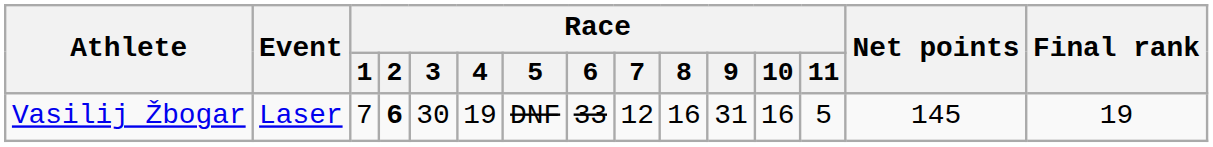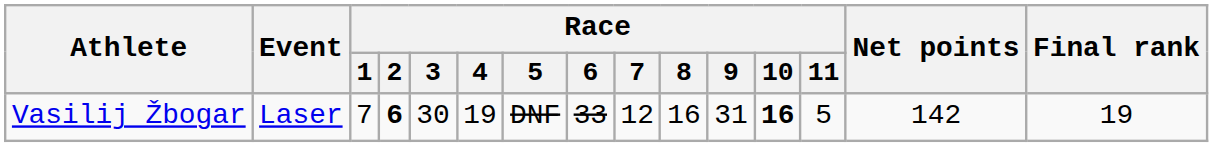(778, 117) normal -> (778, 117) bold
(936, 117) 145 -> (936, 117) 142
